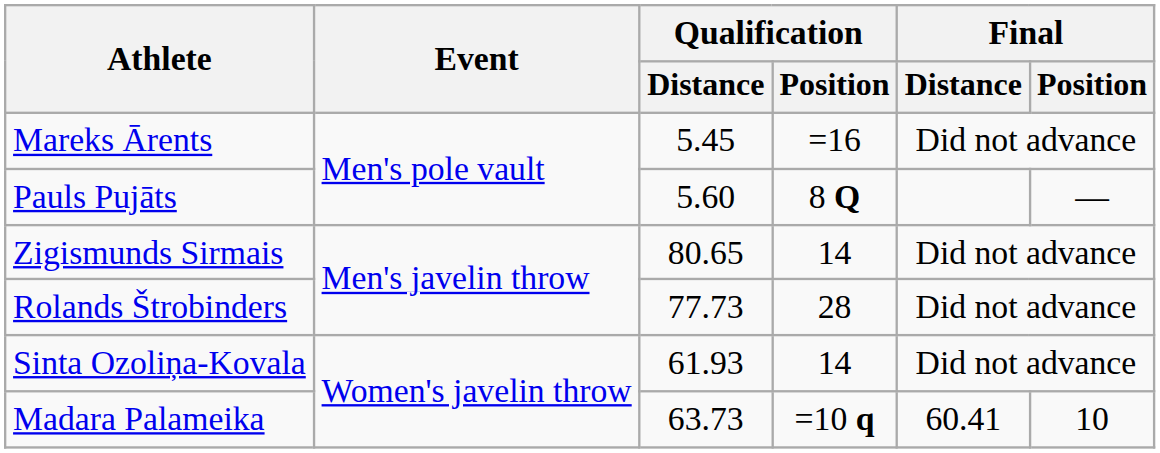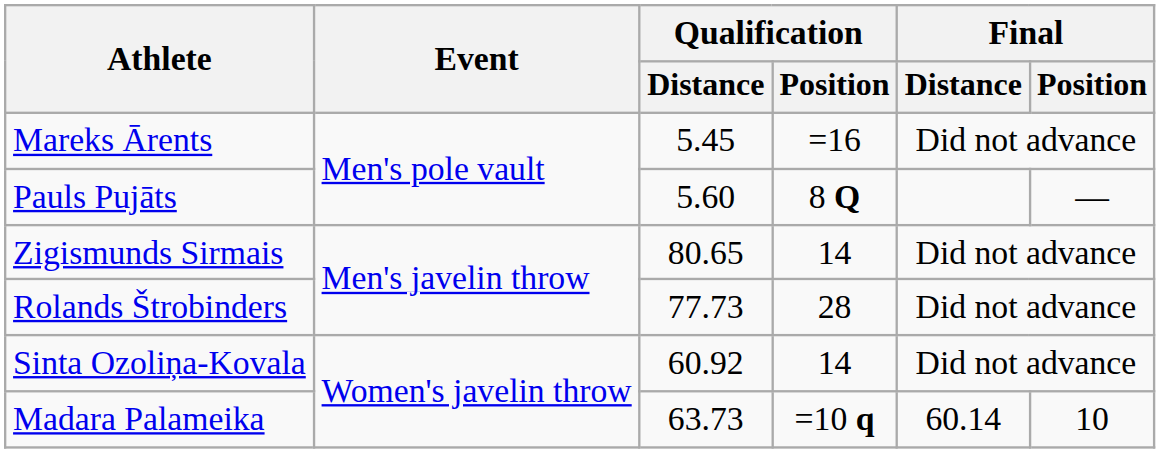(706, 363) 61.93 -> (706, 363) 60.92
(963, 418) 60.41 -> (963, 418) 60.14
